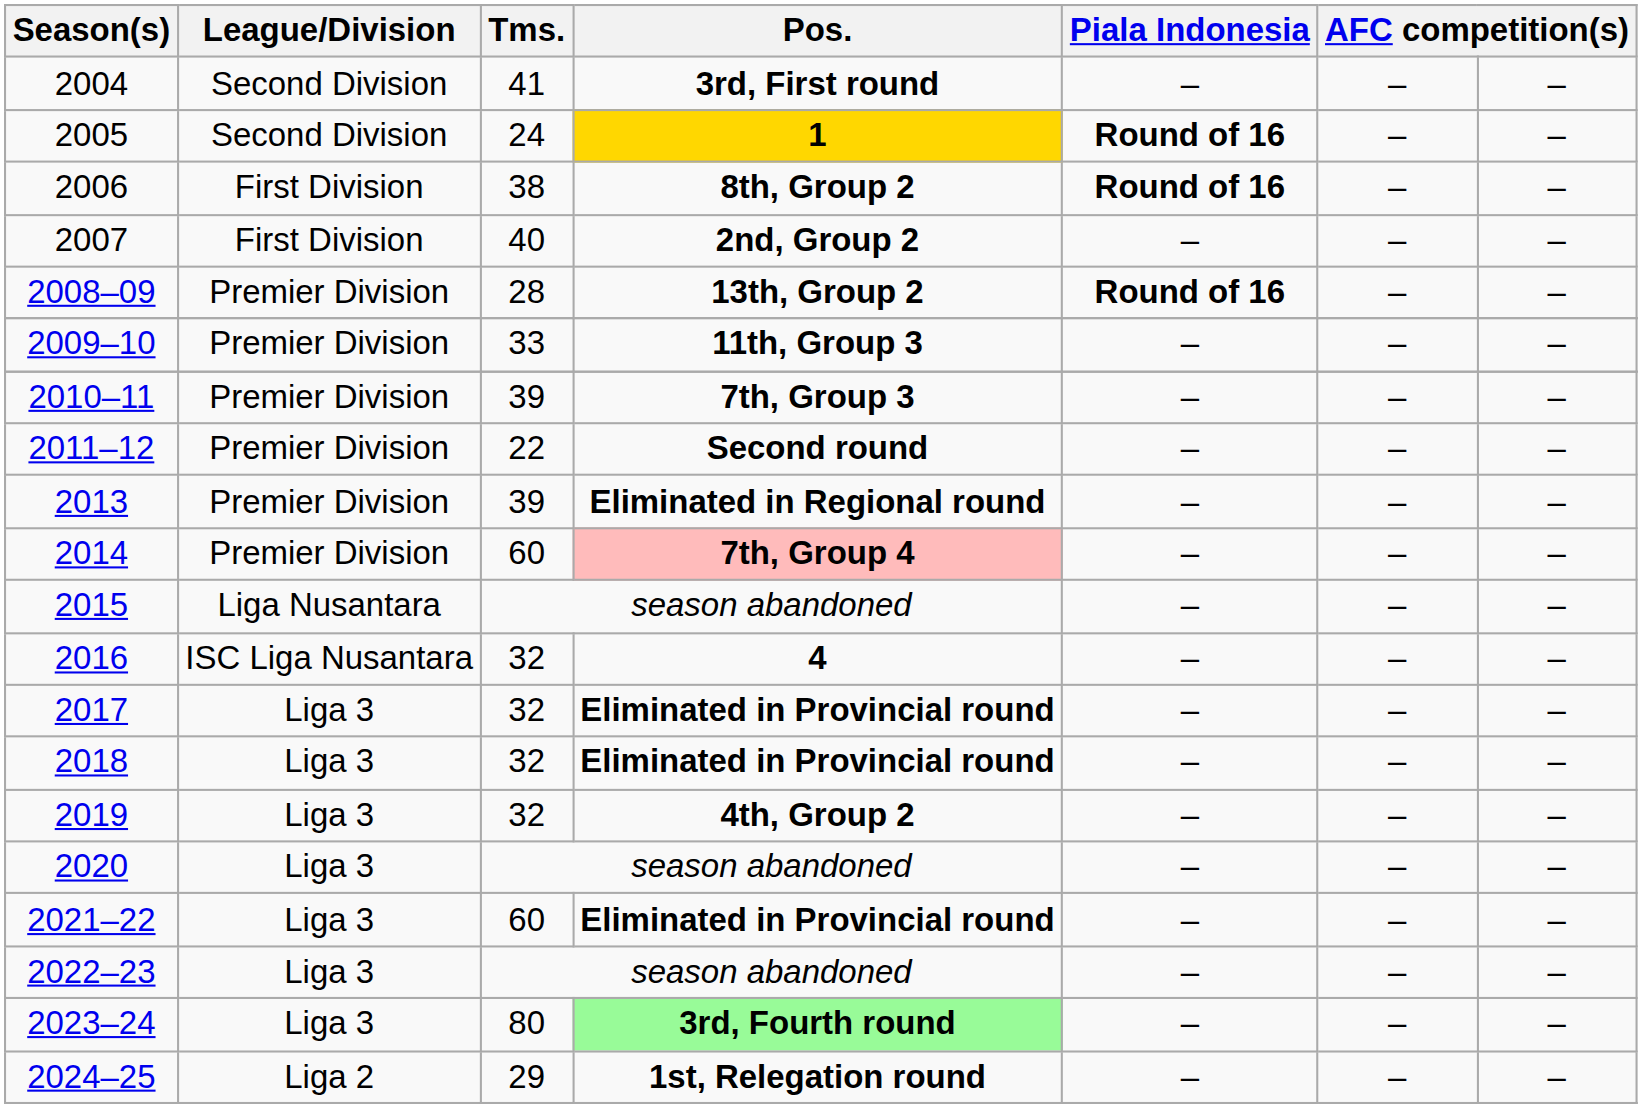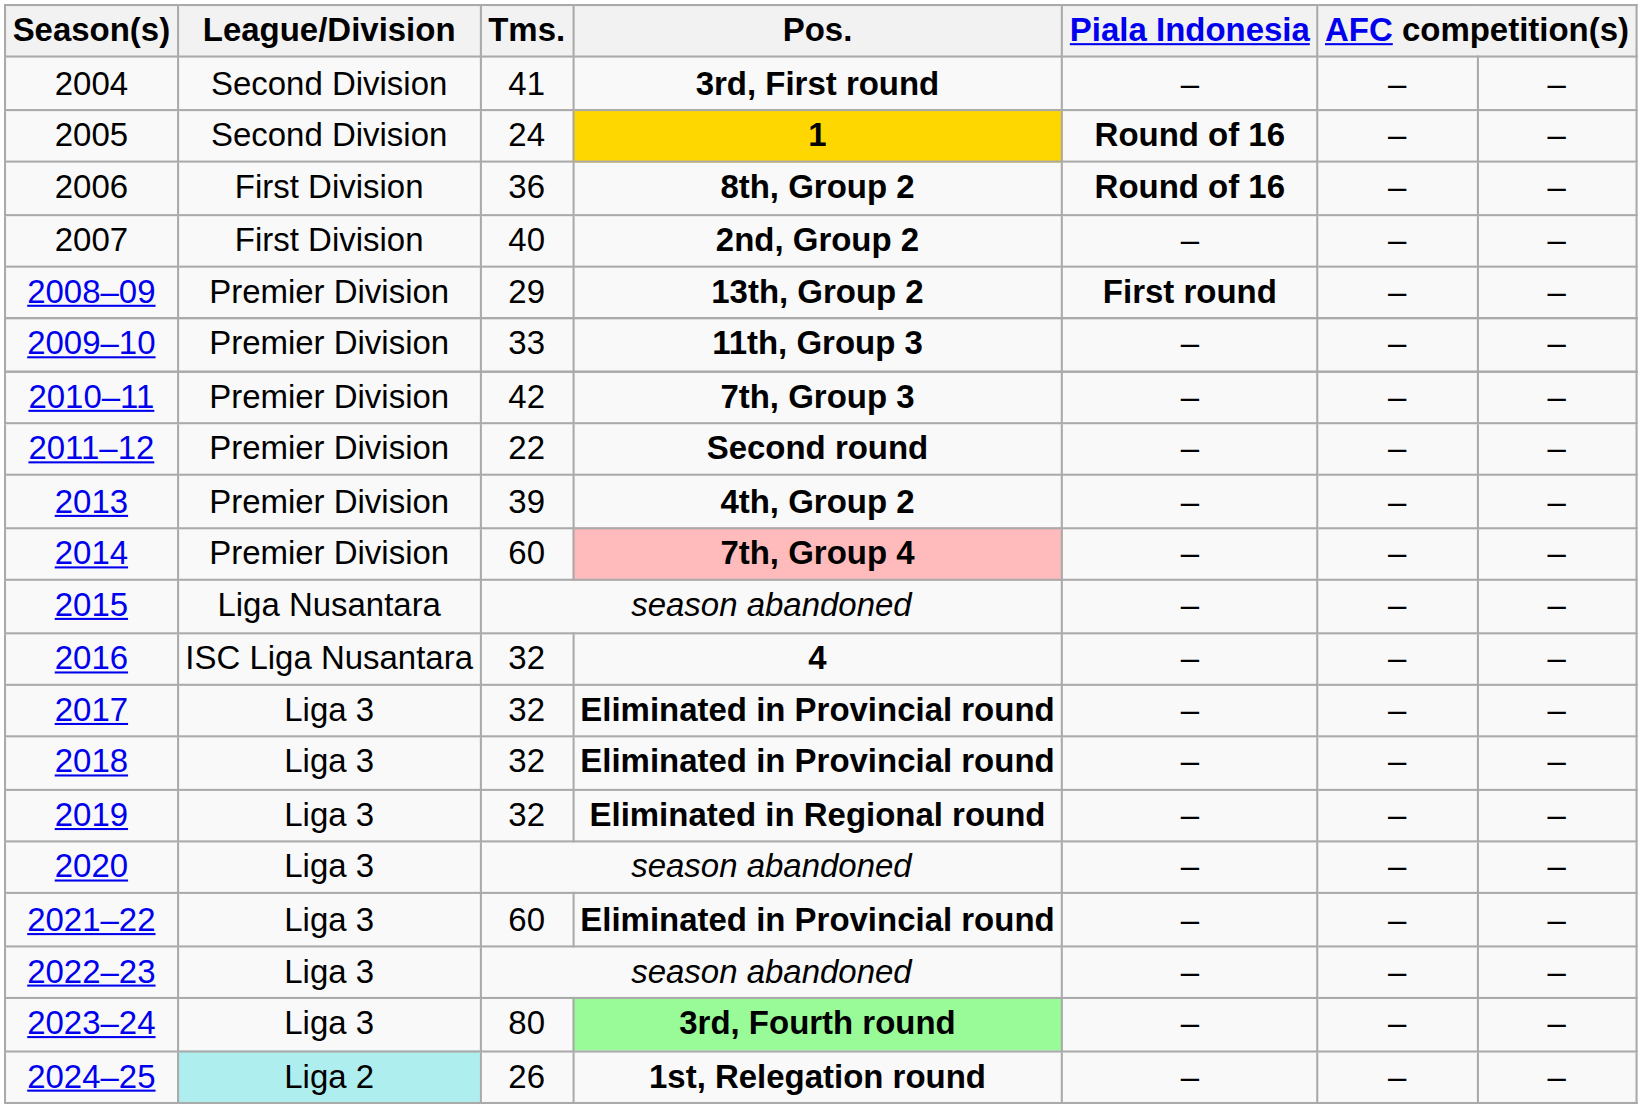(527, 187) 38 -> (527, 187) 36
(527, 291) 28 -> (527, 291) 29
(1190, 291) Round of 16 -> (1190, 291) First round
(527, 396) 39 -> (527, 396) 42
(817, 501) Eliminated in Regional round -> (817, 501) 4th, Group 2
(817, 814) 4th, Group 2 -> (817, 814) Eliminated in Regional round
(329, 1076) no background -> (329, 1076) paleturquoise background
(527, 1076) 29 -> (527, 1076) 26
